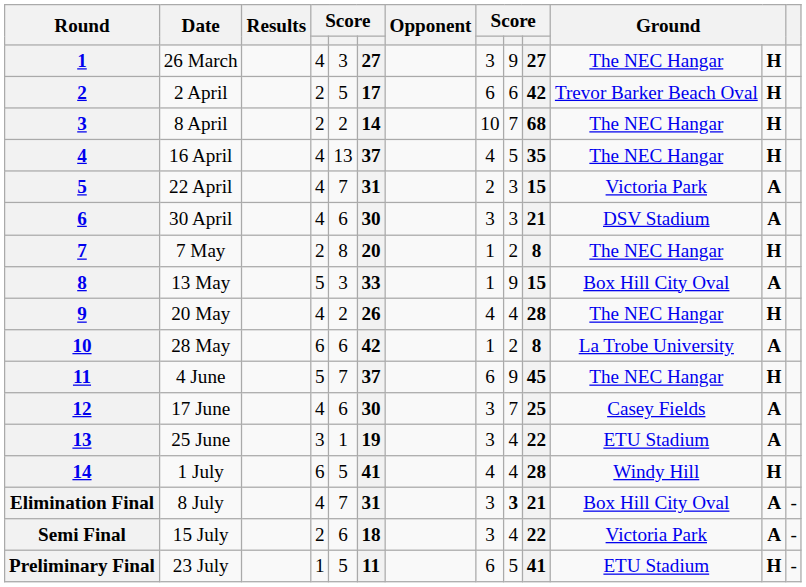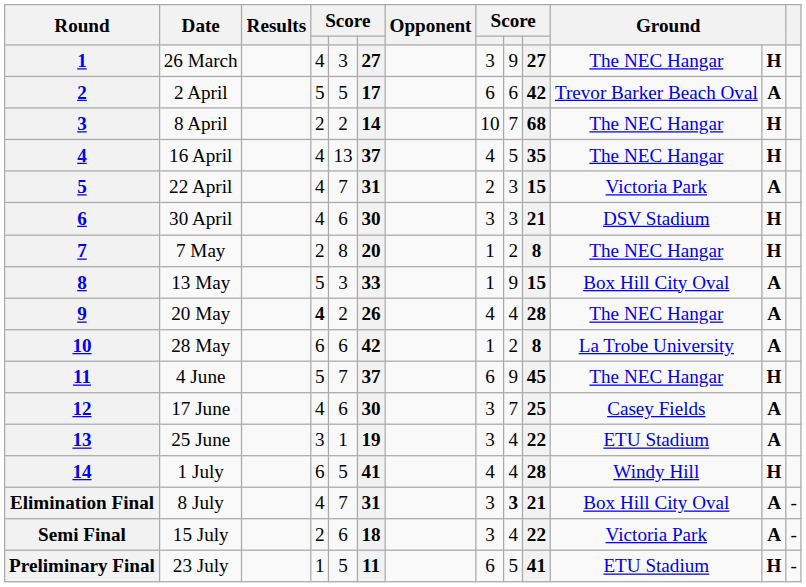(320, 92) 2 -> (320, 92) 5
(774, 92) H -> (774, 92) A
(774, 218) A -> (774, 218) H
(320, 313) normal -> (320, 313) bold
(774, 313) H -> (774, 313) A
